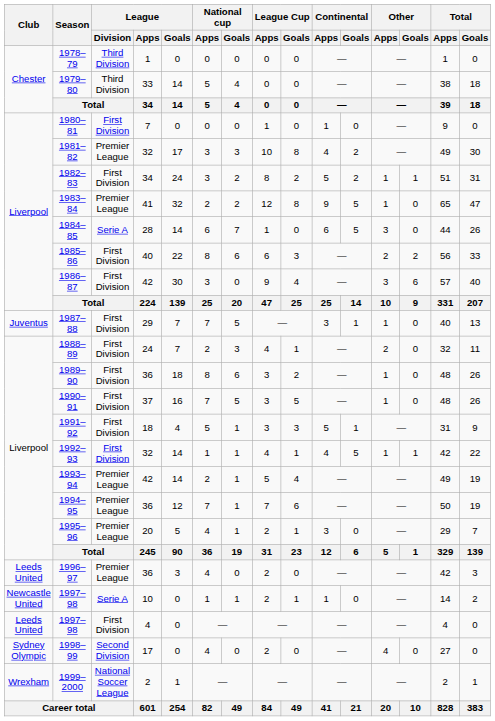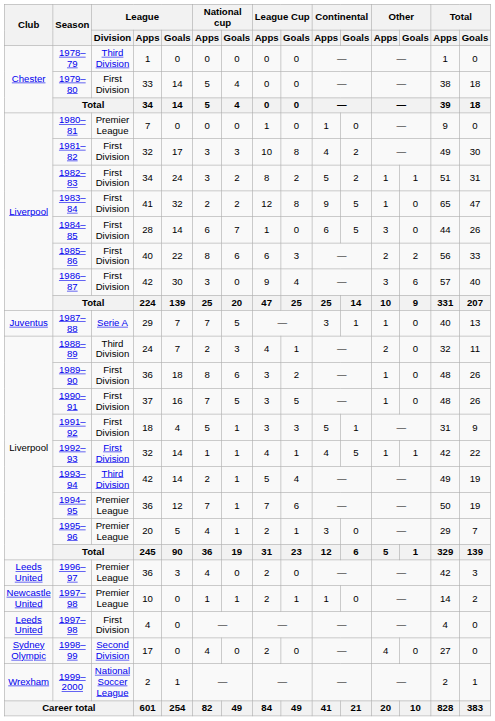(112, 84) Third Division -> (112, 84) First Division
(112, 126) First Division -> (112, 126) Premier League
(112, 152) Premier League -> (112, 152) First Division
(112, 204) Premier League -> (112, 204) First Division
(112, 230) Serie A -> (112, 230) First Division
(112, 323) First Division -> (112, 323) Serie A
(112, 349) First Division -> (112, 349) Third Division
(112, 479) Premier League -> (112, 479) Third Division
(112, 598) Serie A -> (112, 598) Premier League
